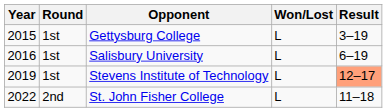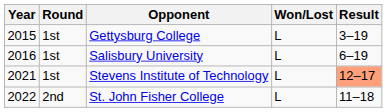(22, 76) 2019 -> (22, 76) 2021
